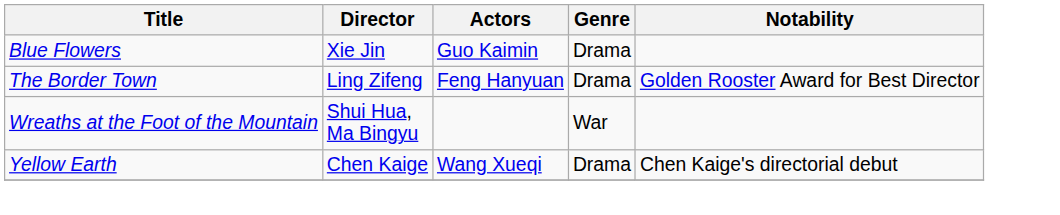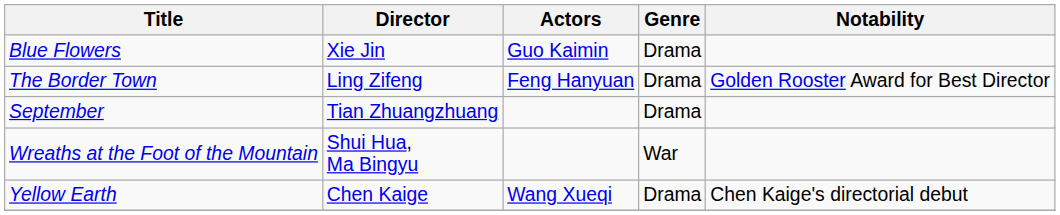+ row: (56, 111)
